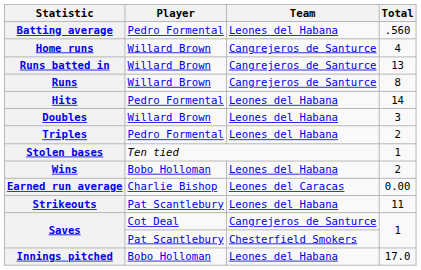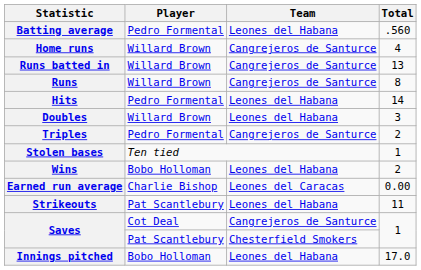(283, 135) Leones del Habana -> (303, 135) Cangrejeros de Santurce
